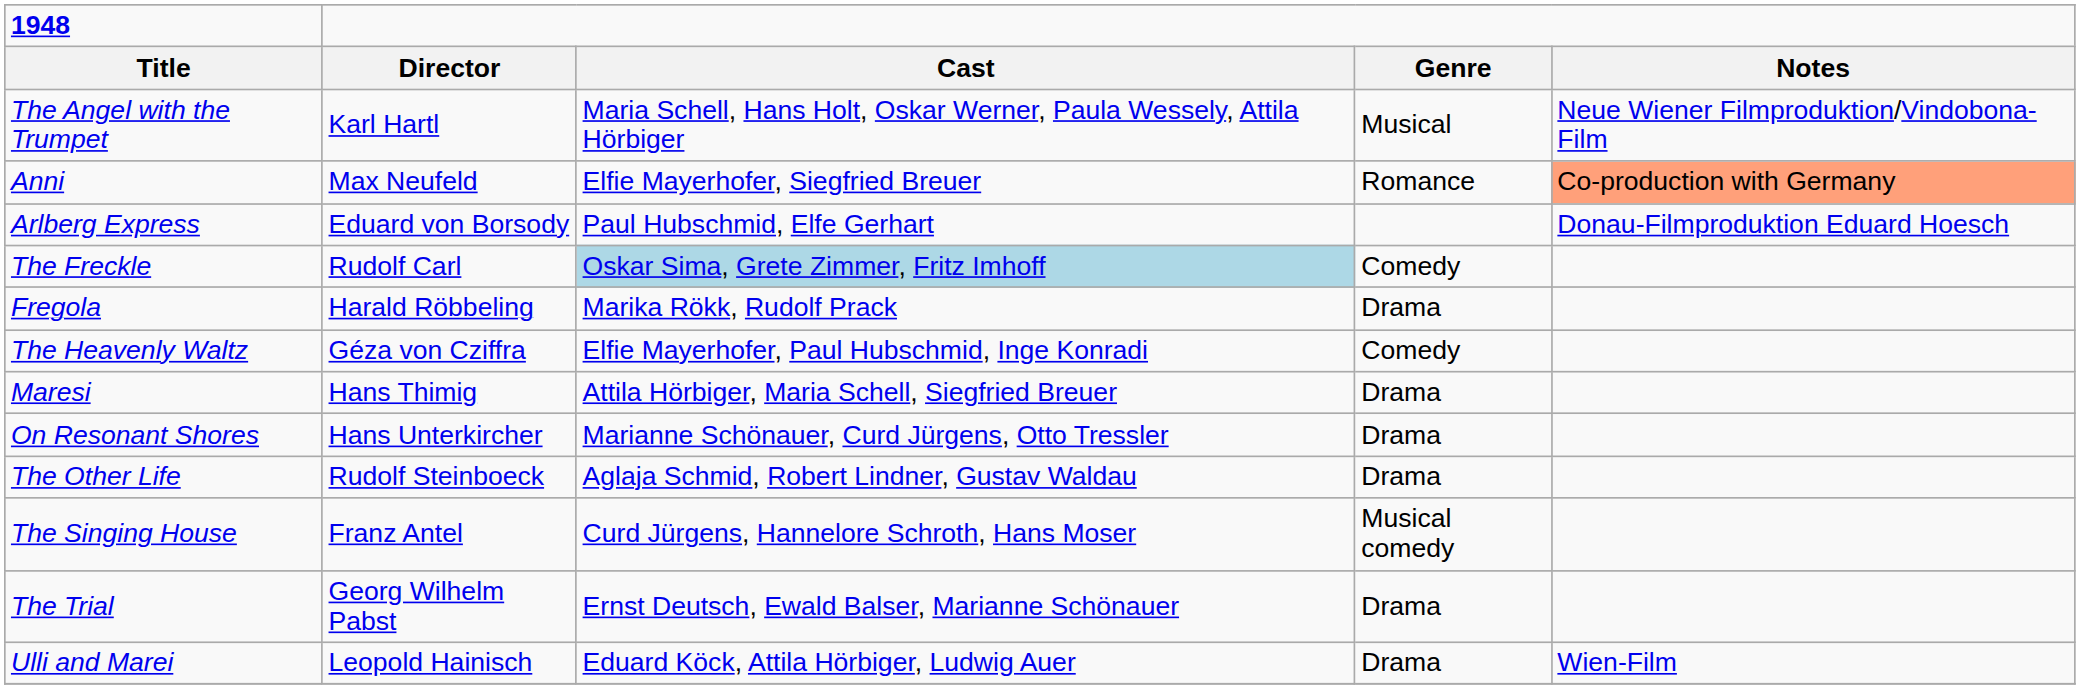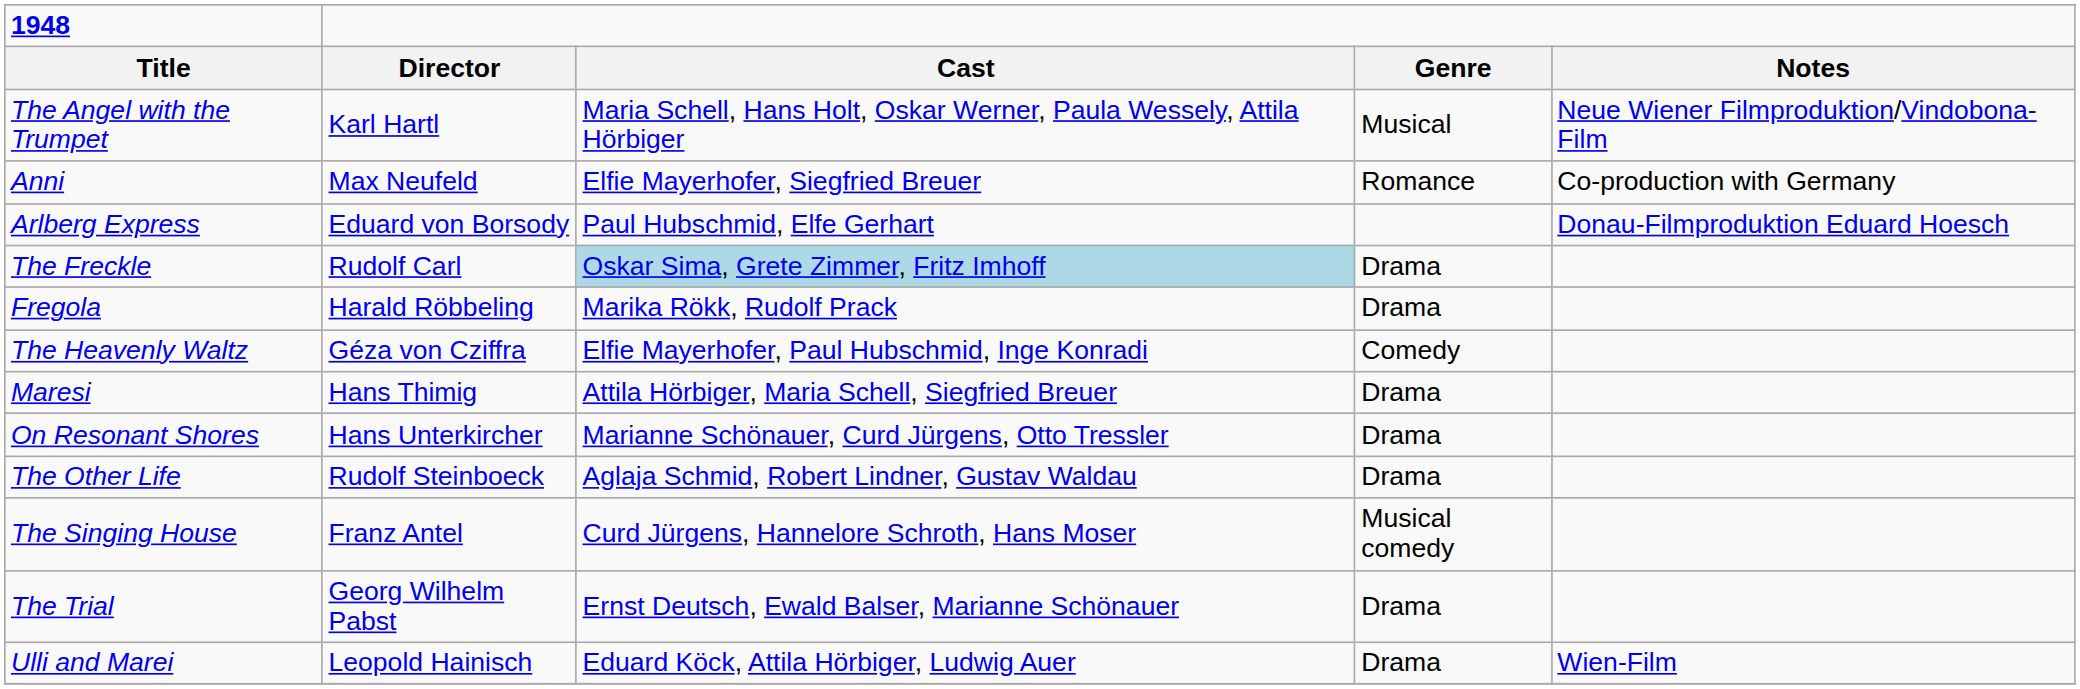(1726, 181) lightsalmon background -> (1726, 181) no background
(1411, 266) Comedy -> (1401, 266) Drama
